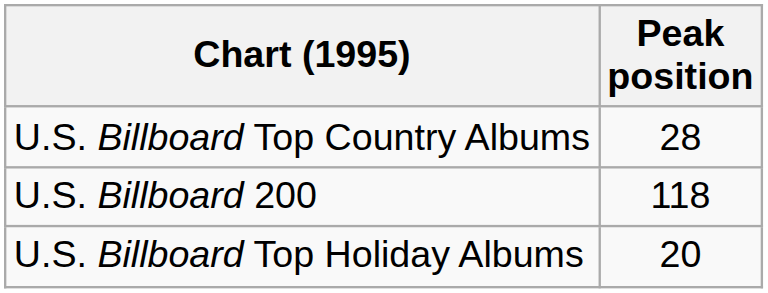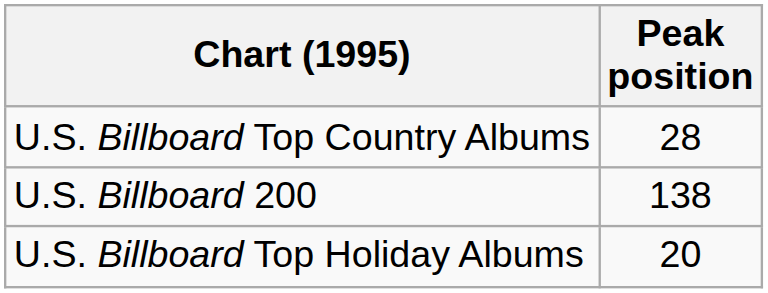(680, 195) 118 -> (680, 195) 138
